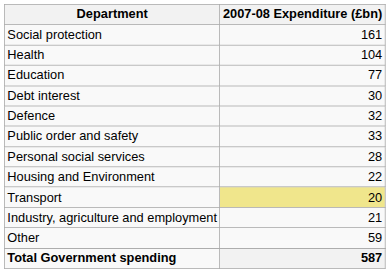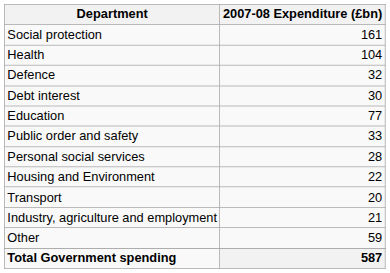rows swapped: (36, 75) <-> (31, 116)
(375, 197) khaki background -> (375, 197) no background
